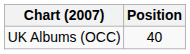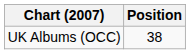(154, 37) 40 -> (154, 37) 38
